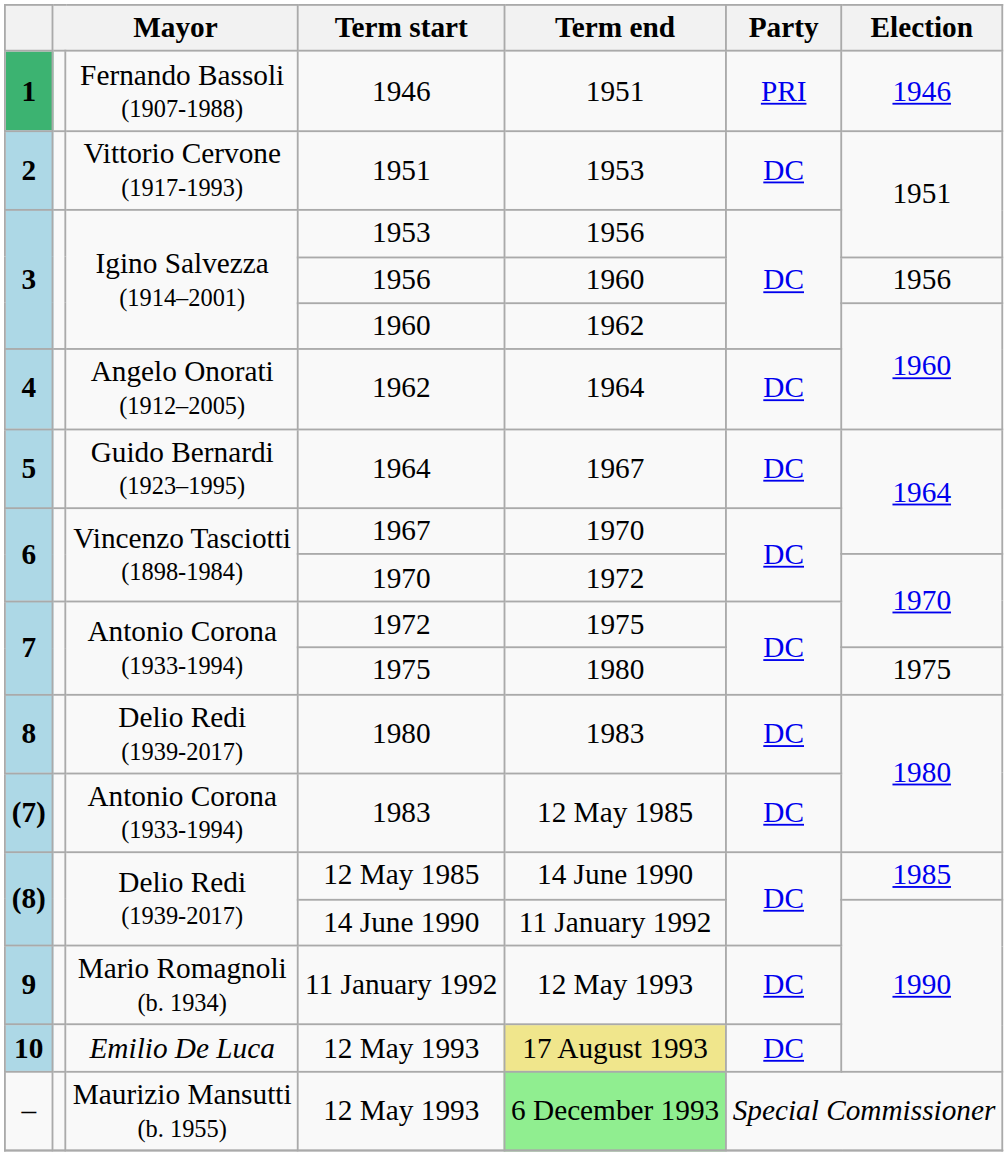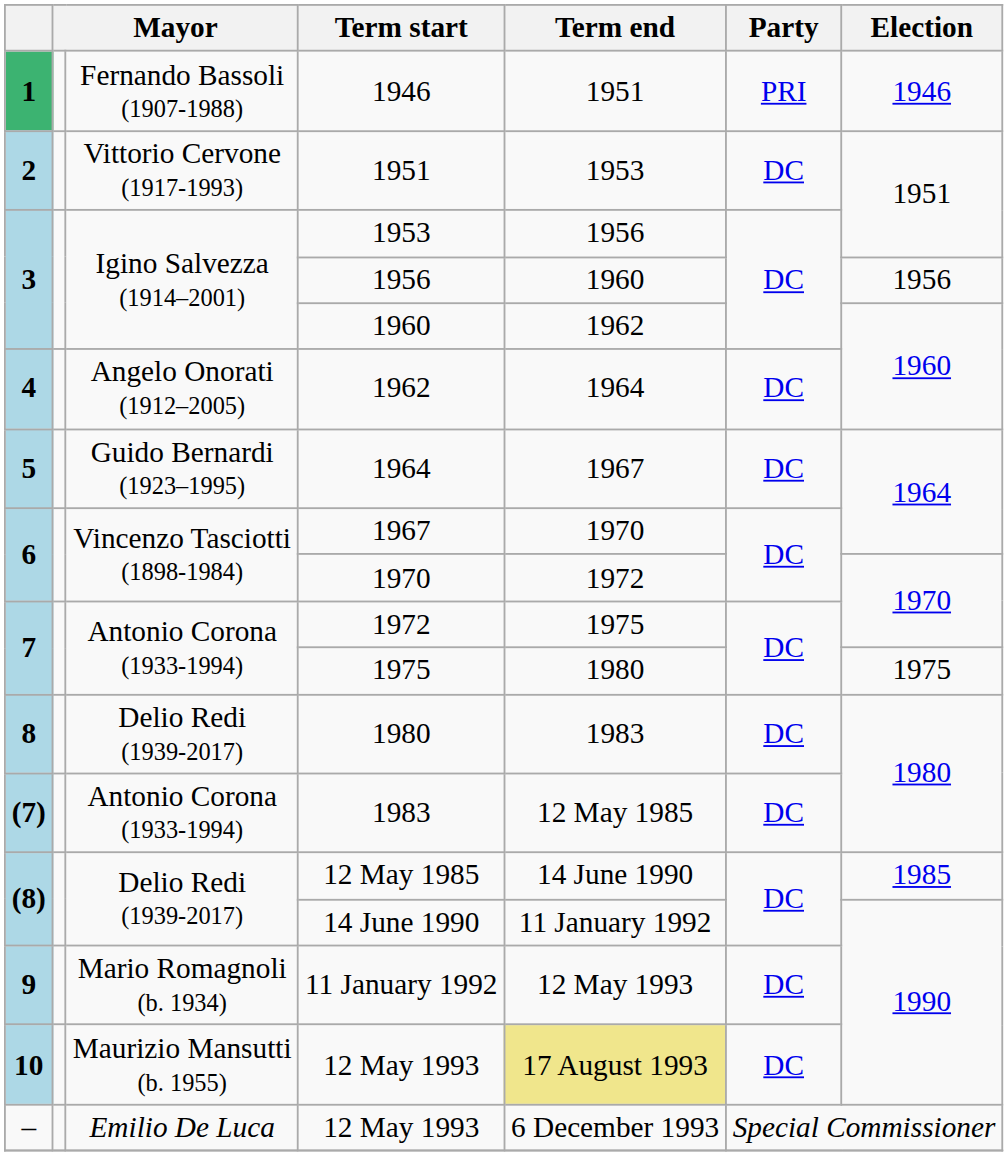(182, 1047) Emilio De Luca -> (182, 1064) Maurizio Mansutti (b. 1955)
(182, 1110) Maurizio Mansutti (b. 1955) -> (182, 1127) Emilio De Luca
(615, 1110) lightgreen background -> (615, 1127) no background
